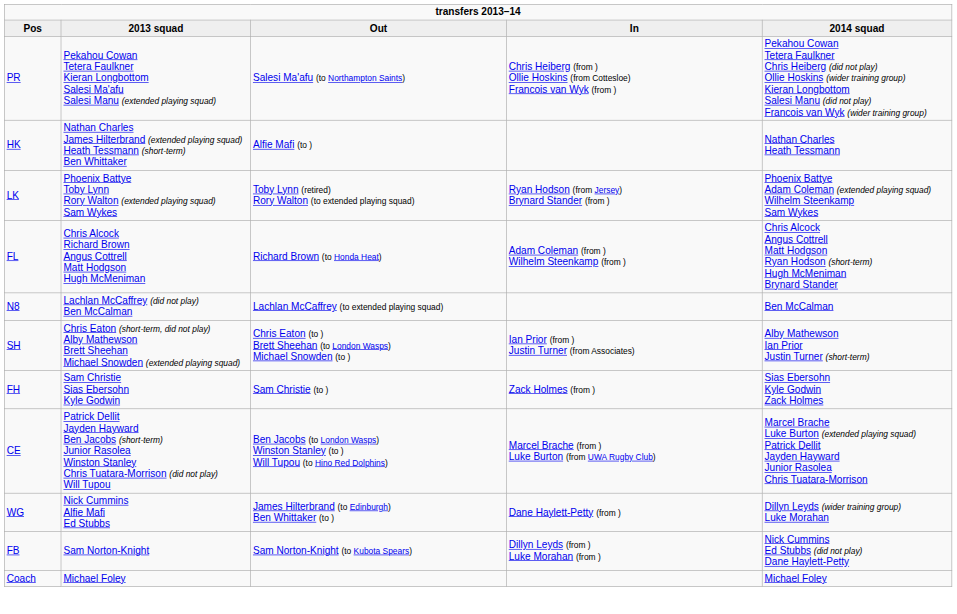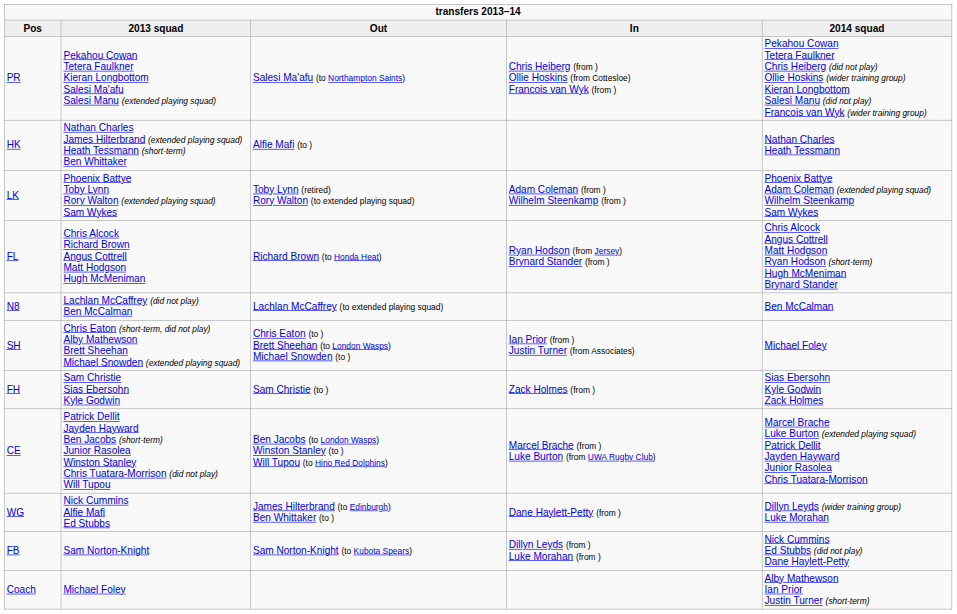(565, 195) Ryan Hodson (from Jersey) Brynard Stander (from ) -> (567, 195) Adam Coleman (from ) Wilhelm Steenkamp (from )
(567, 256) Adam Coleman (from ) Wilhelm Steenkamp (from ) -> (565, 256) Ryan Hodson (from Jersey) Brynard Stander (from )
(817, 345) Alby Mathewson Ian Prior Justin Turner (short-term) -> (796, 345) Michael Foley
(796, 578) Michael Foley -> (817, 589) Alby Mathewson Ian Prior Justin Turner (short-term)
